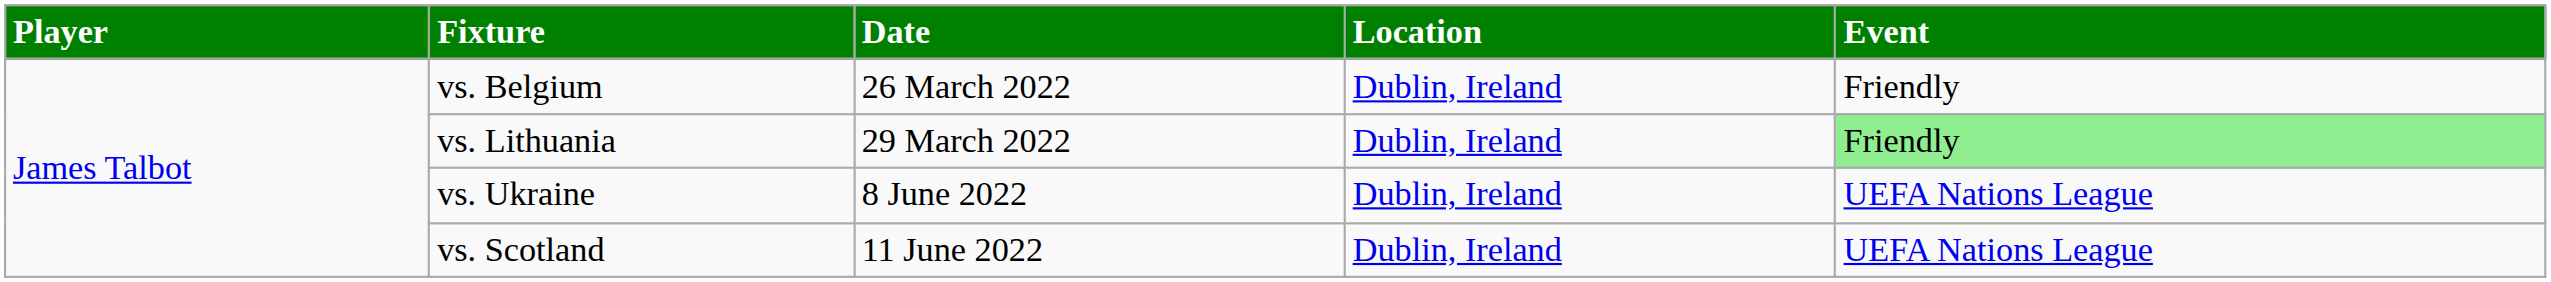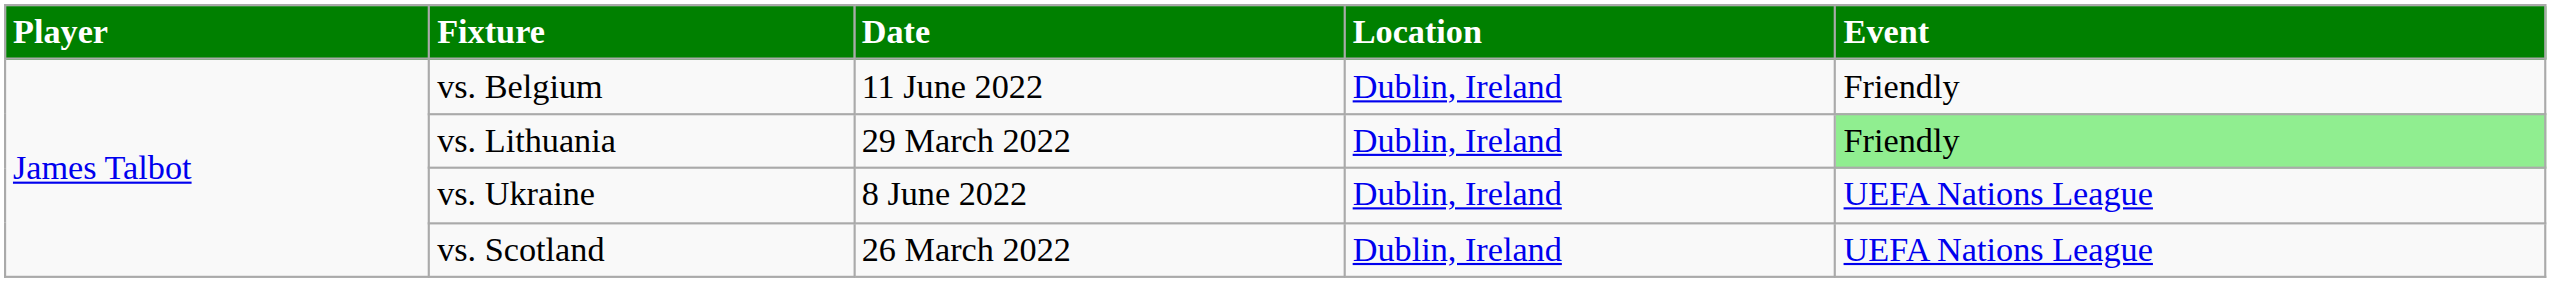(966, 85) 26 March 2022 -> (952, 85) 11 June 2022
(952, 248) 11 June 2022 -> (966, 248) 26 March 2022
